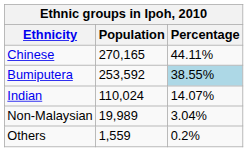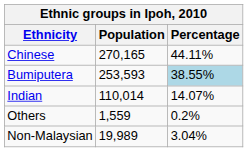(122, 75) 253,592 -> (122, 75) 253,593
(121, 95) 110,024 -> (121, 95) 110,014
rows swapped: (27, 136) <-> (50, 116)
